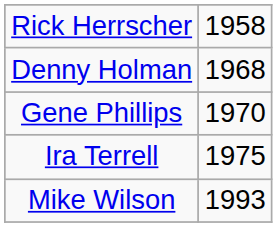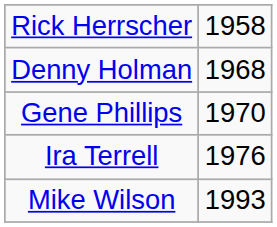(235, 156) 1975 -> (235, 156) 1976
